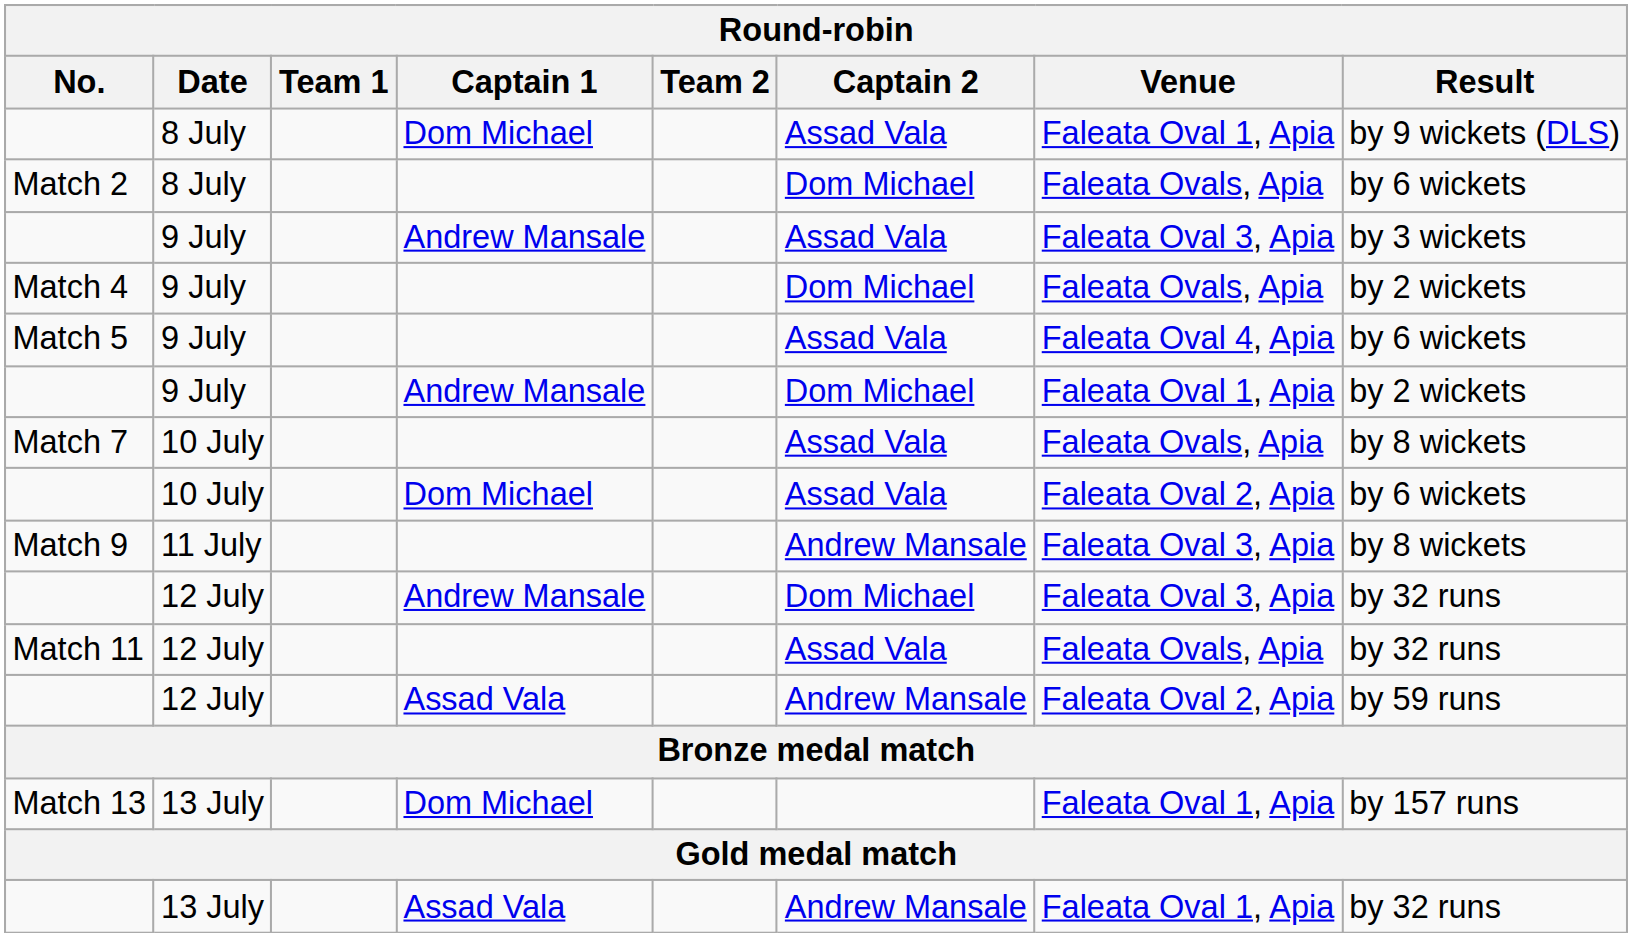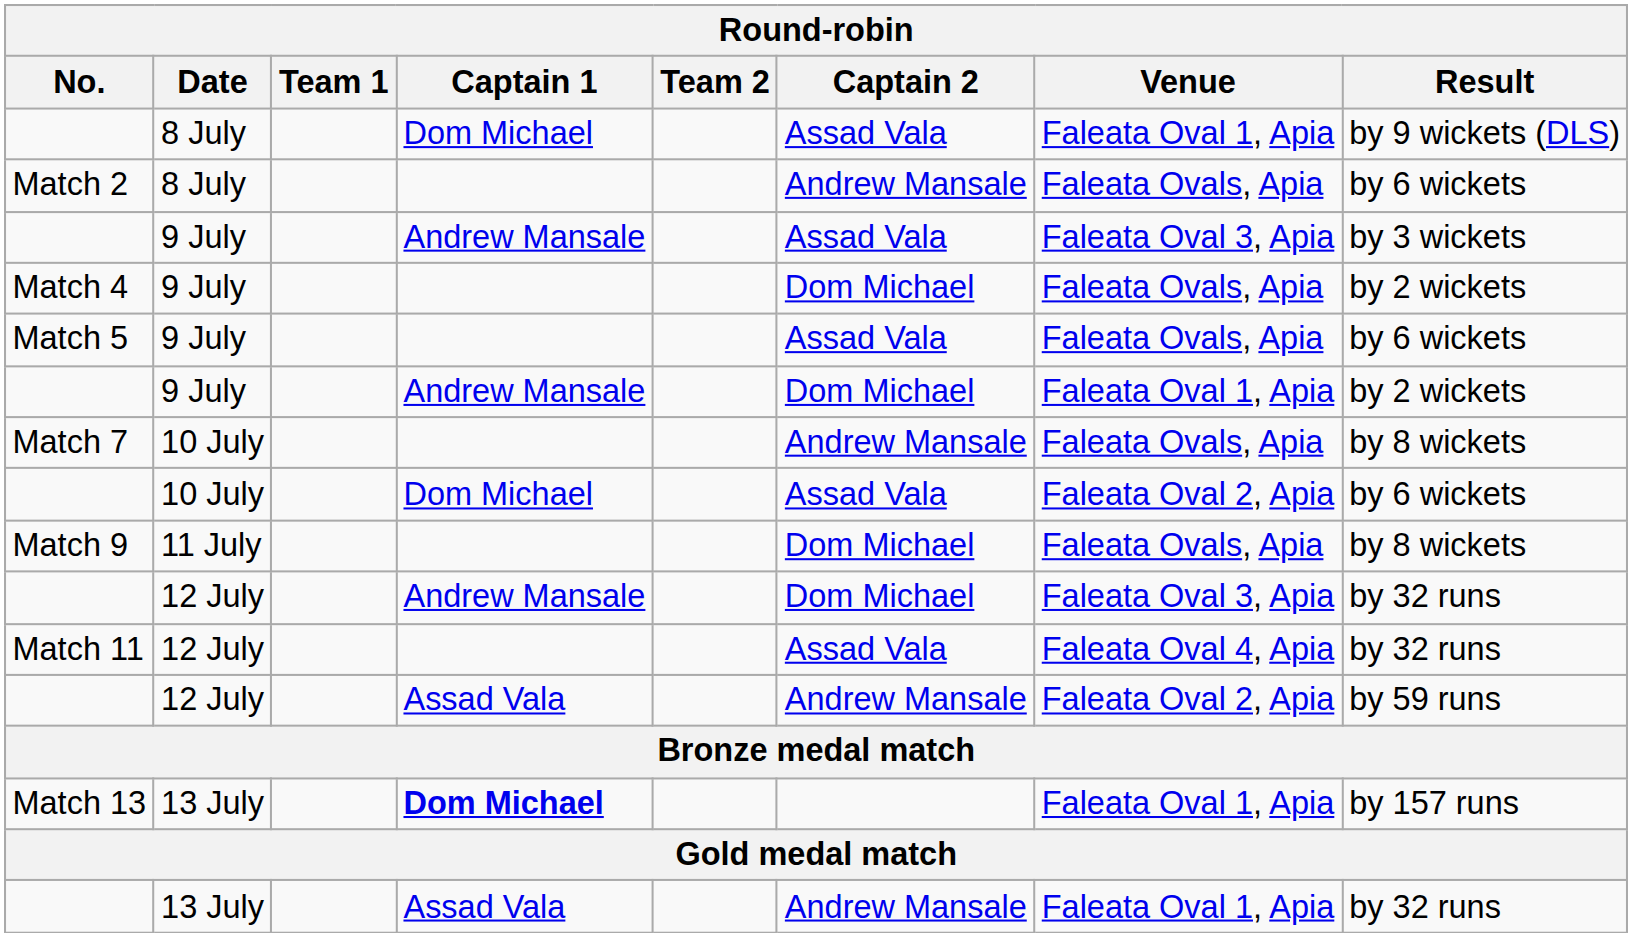(880, 184) Dom Michael -> (906, 184) Andrew Mansale
(1188, 339) Faleata Oval 4, Apia -> (1183, 339) Faleata Ovals, Apia
(866, 442) Assad Vala -> (906, 442) Andrew Mansale
(906, 545) Andrew Mansale -> (880, 545) Dom Michael
(1188, 545) Faleata Oval 3, Apia -> (1183, 545) Faleata Ovals, Apia
(1183, 648) Faleata Ovals, Apia -> (1188, 648) Faleata Oval 4, Apia
(498, 802) normal -> (504, 802) bold
